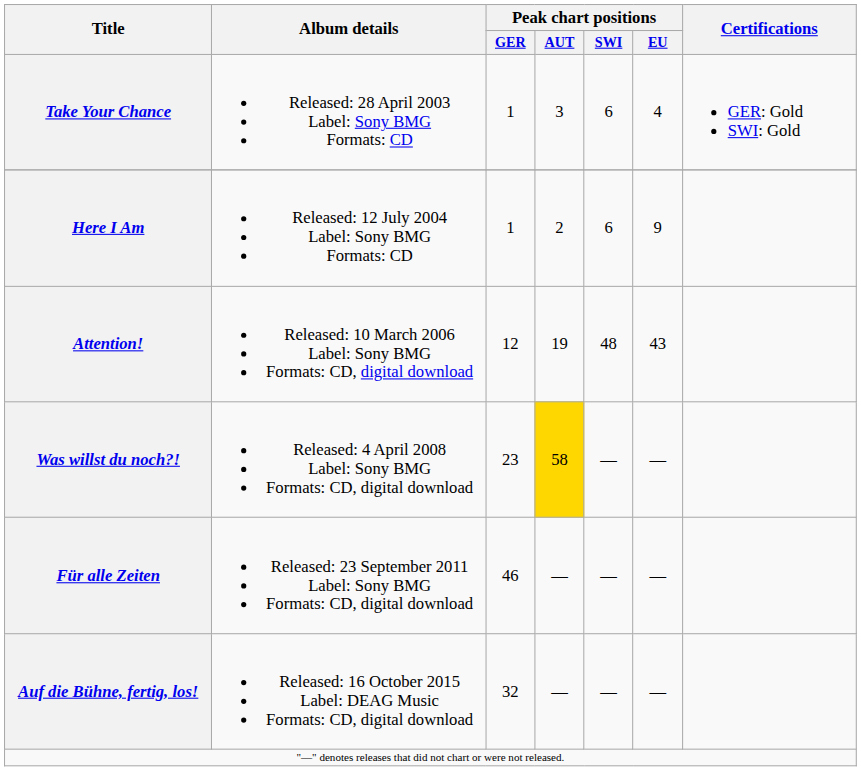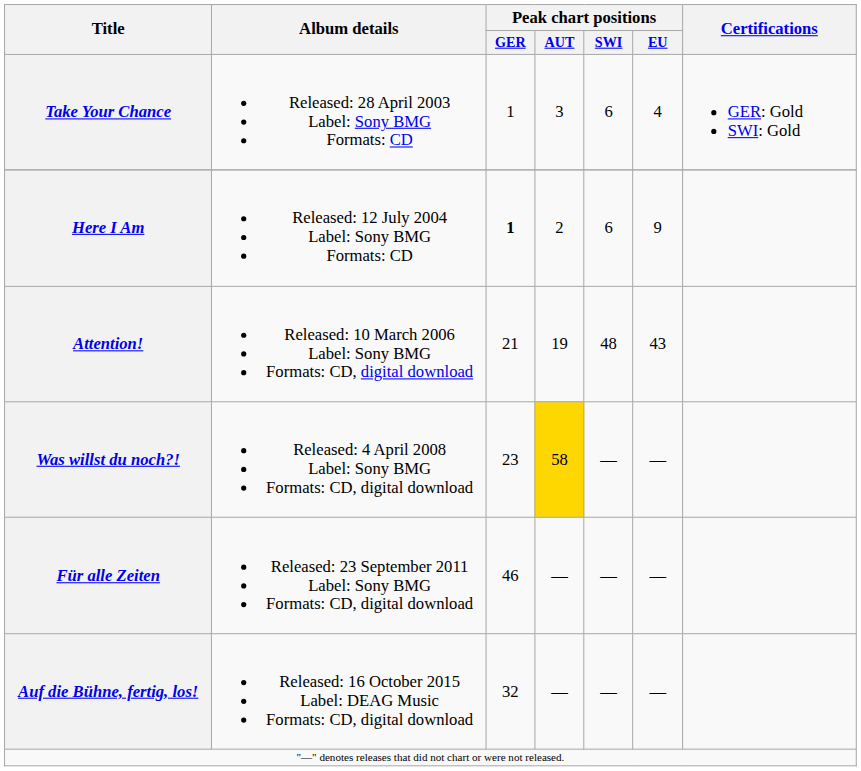(510, 227) normal -> (510, 227) bold
(510, 343) 12 -> (510, 343) 21
